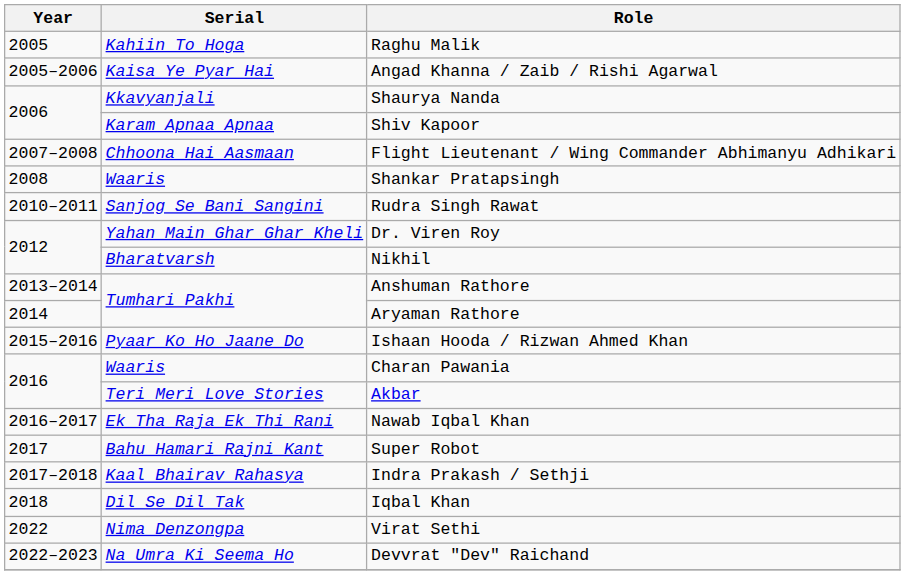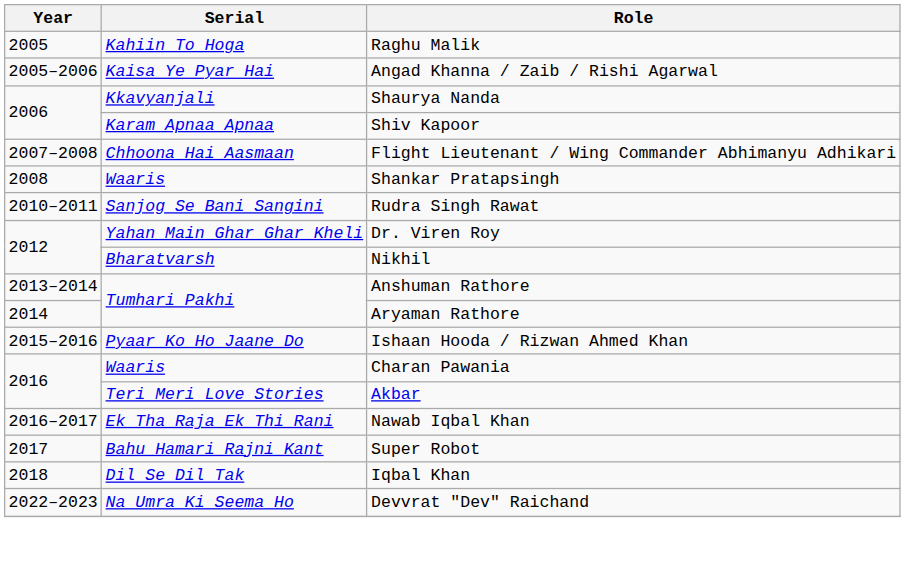- row: (480, 476)
- row: (426, 529)
